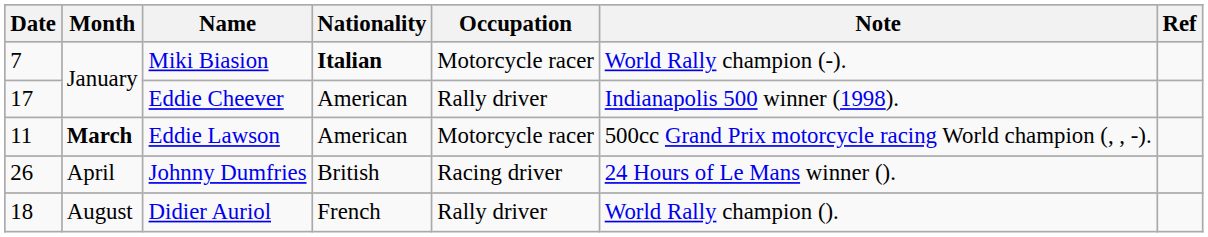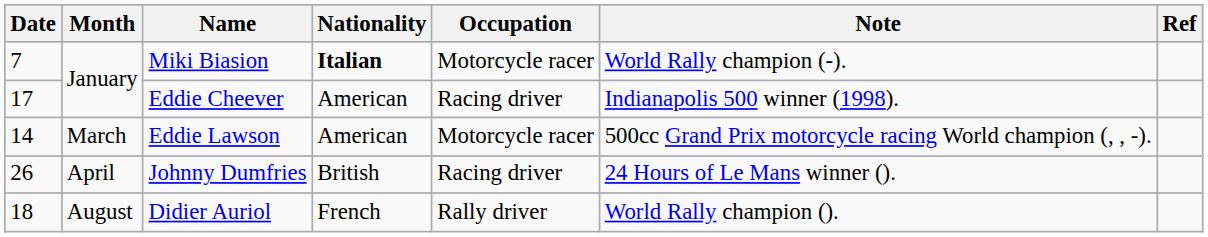(492, 98) Rally driver -> (500, 98) Racing driver
(21, 136) 11 -> (22, 136) 14
(100, 136) bold -> (97, 136) normal
